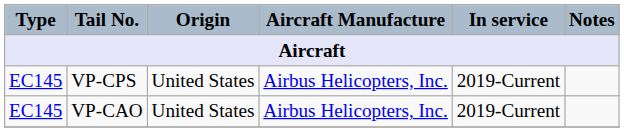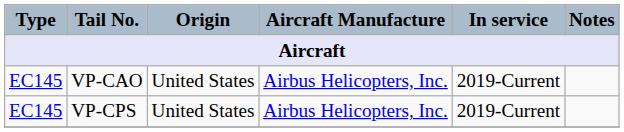rows swapped: (107, 111) <-> (104, 80)
